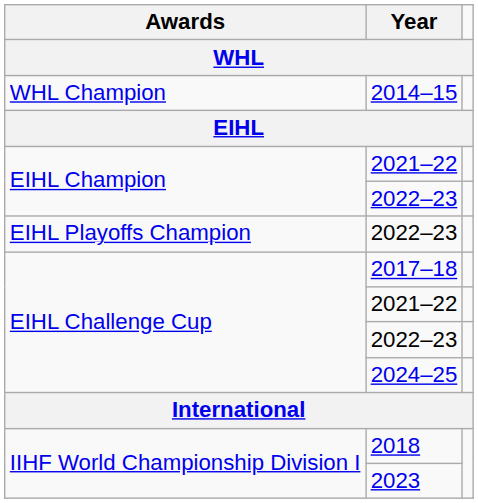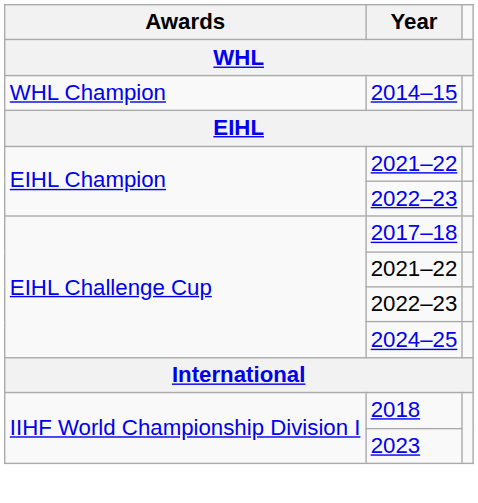- row: (130, 233)
